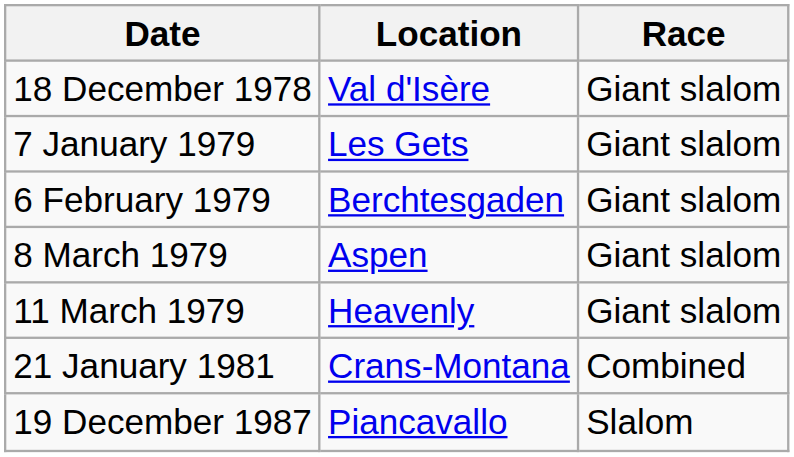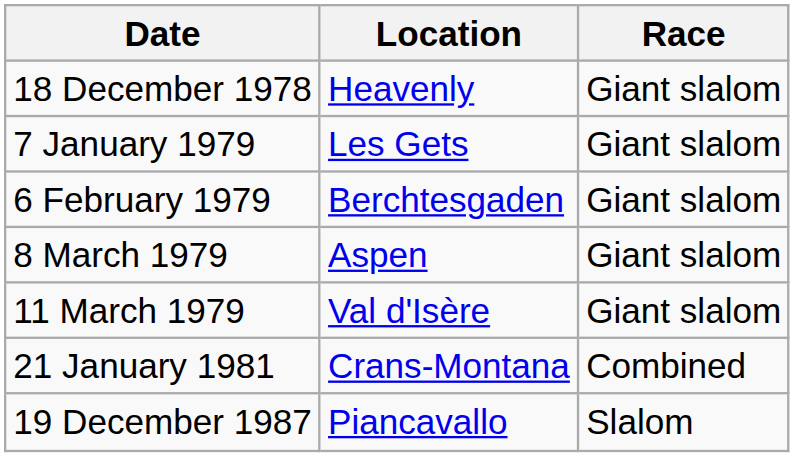(409, 89) Val d'Isère -> (401, 89) Heavenly
(401, 311) Heavenly -> (409, 311) Val d'Isère
